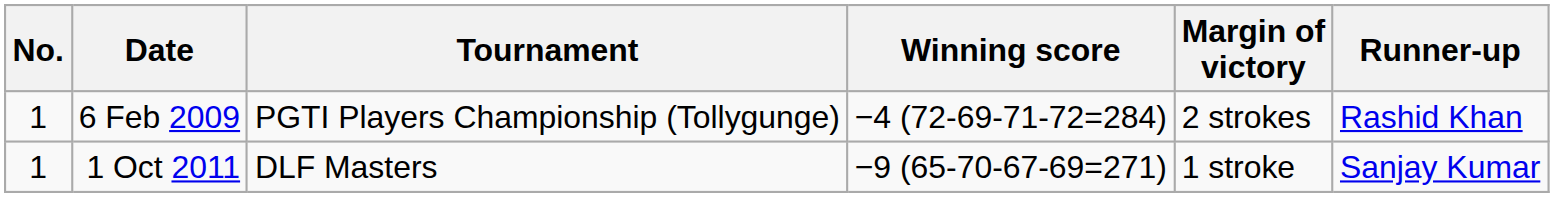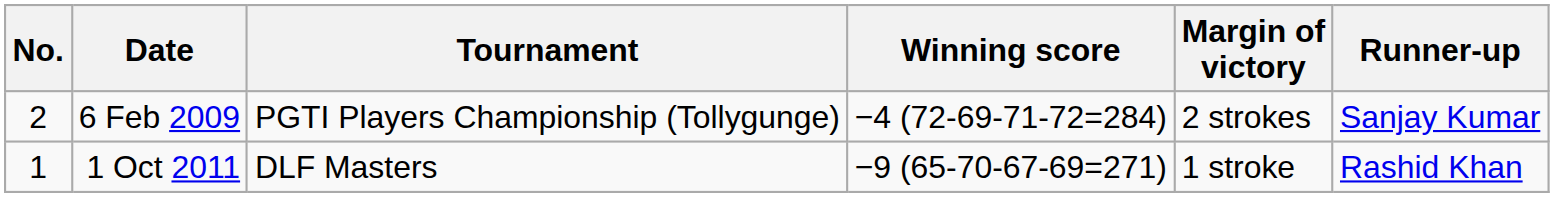(38, 117) 1 -> (38, 117) 2
(1431, 117) Rashid Khan -> (1440, 117) Sanjay Kumar
(1440, 167) Sanjay Kumar -> (1431, 167) Rashid Khan
